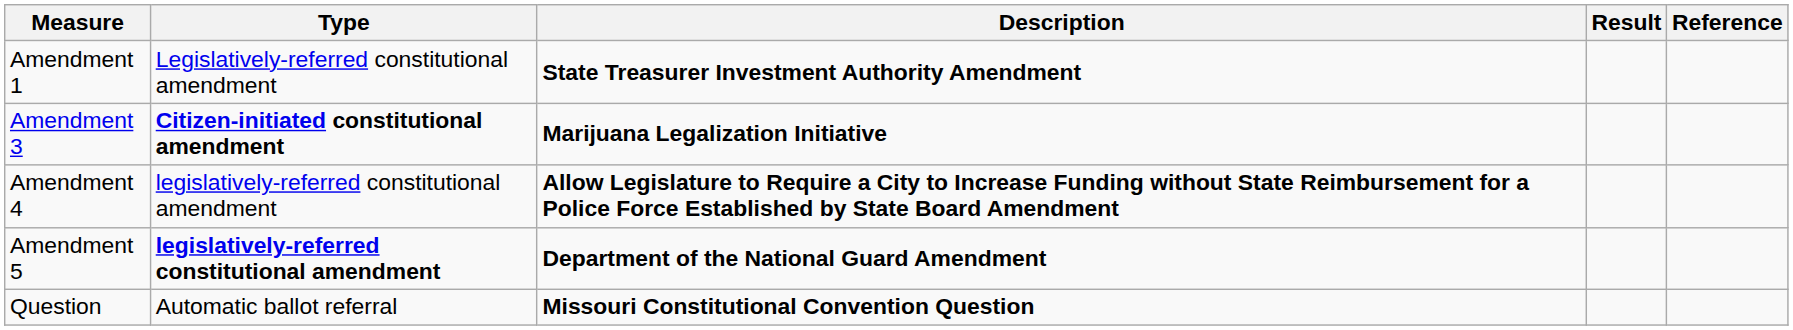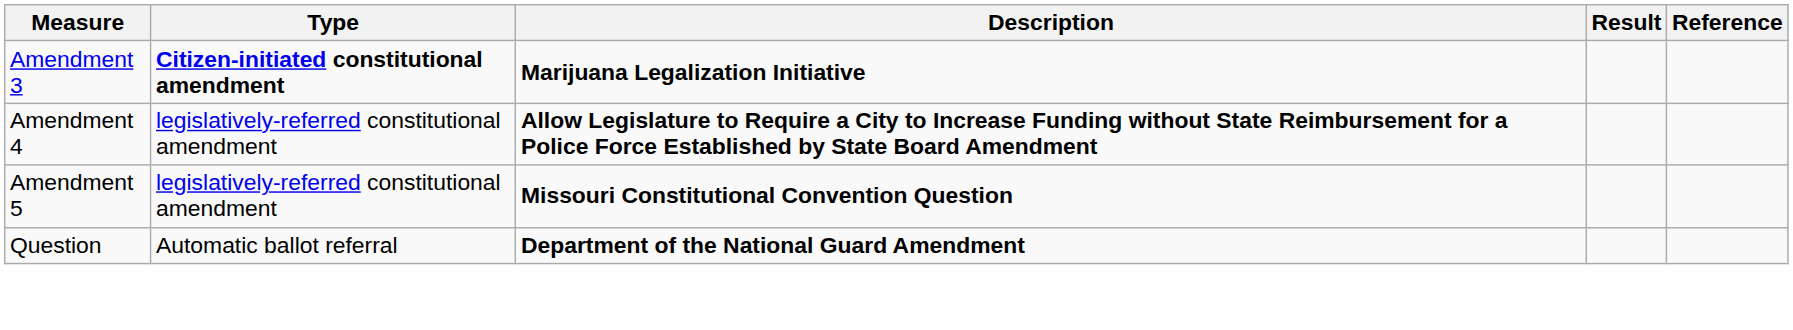- row: (72, 71)
(298, 257) bold -> (328, 195) normal
(794, 257) Department of the National Guard Amendment -> (767, 195) Missouri Constitutional Convention Question
(788, 307) Missouri Constitutional Convention Question -> (773, 245) Department of the National Guard Amendment
